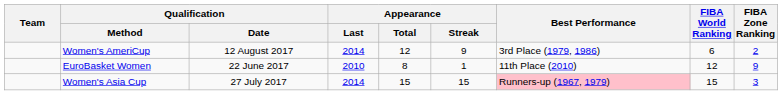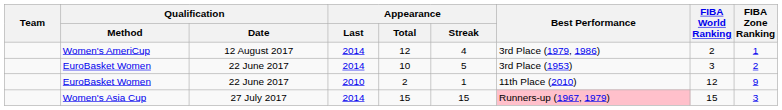(464, 50) 9 -> (464, 50) 4
(712, 50) 6 -> (712, 50) 2
(756, 50) 2 -> (756, 50) 1
+ row: (107, 66)
(405, 66) 8 -> (405, 81) 2
